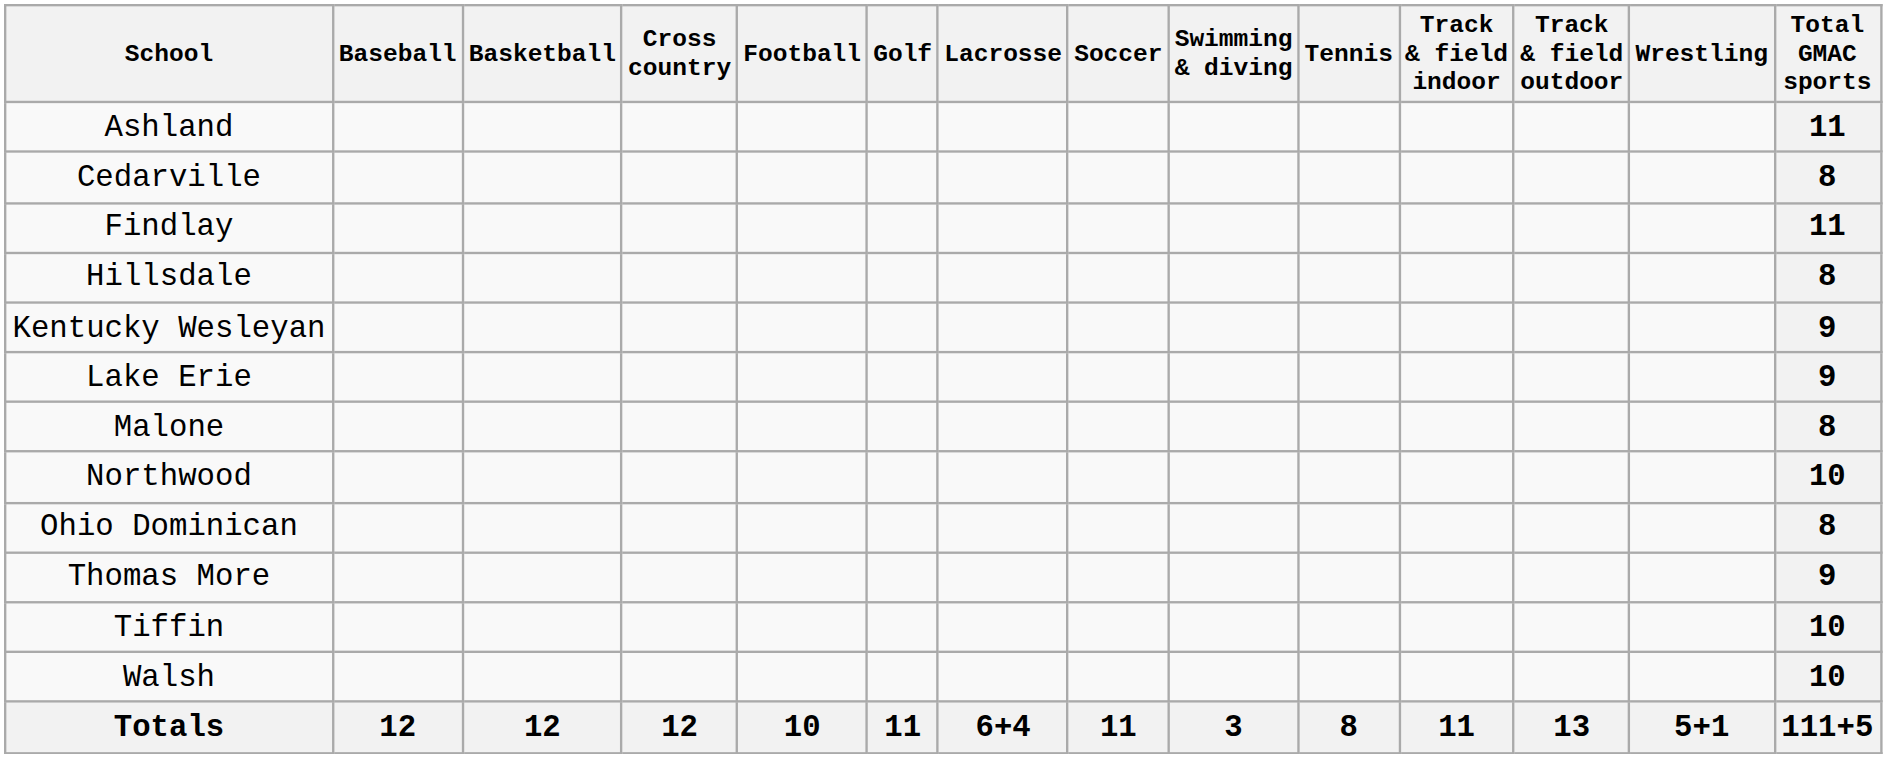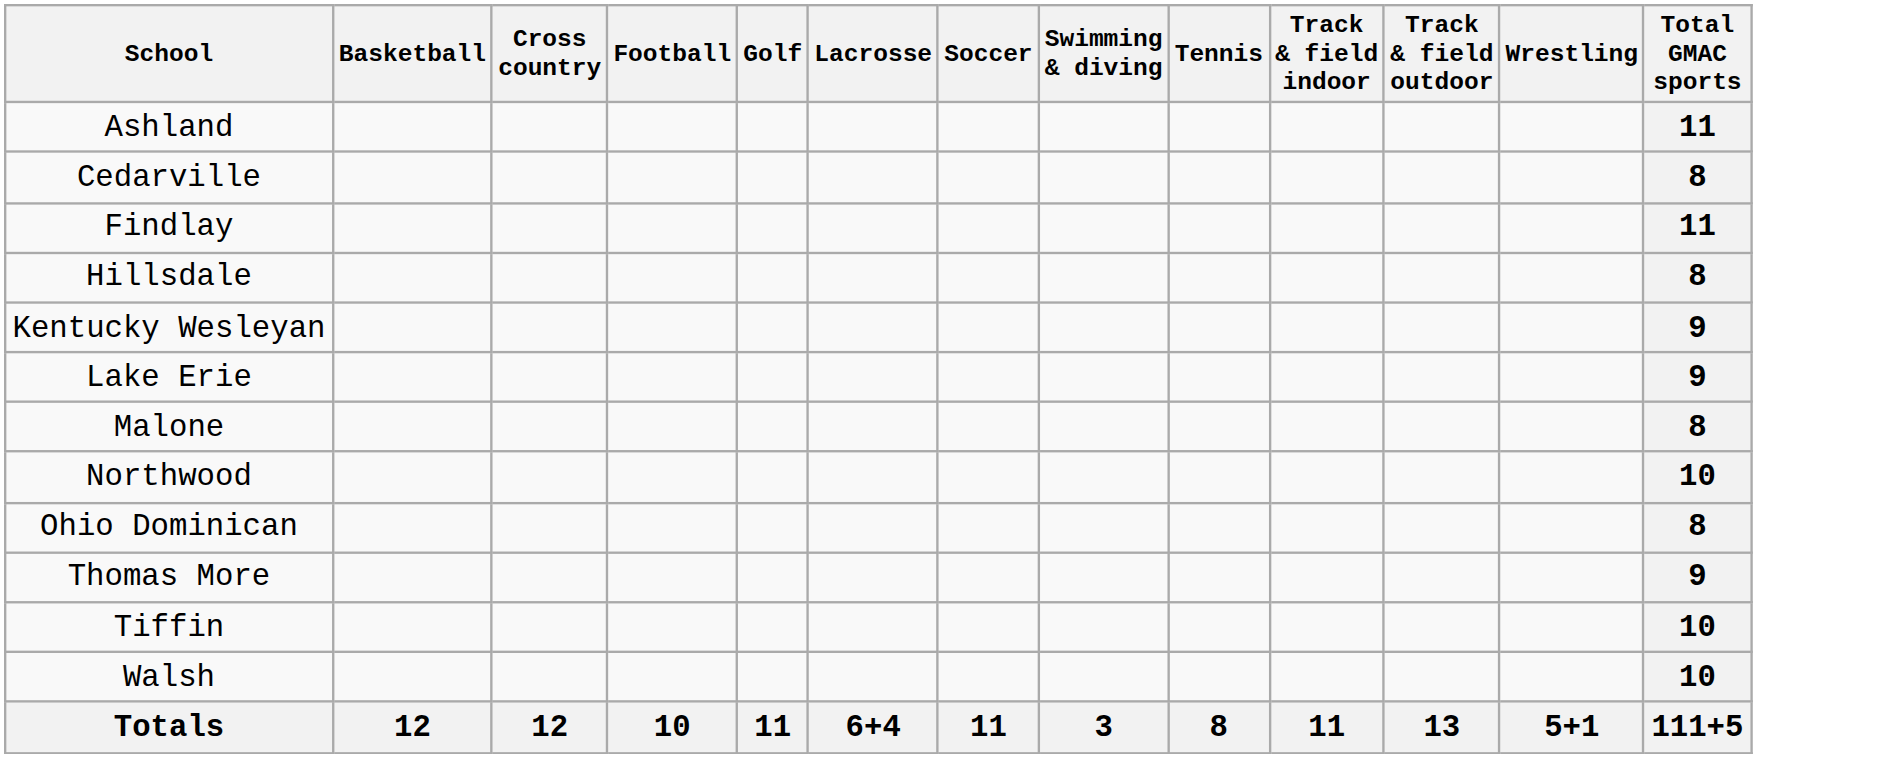- column: (398, 54)
